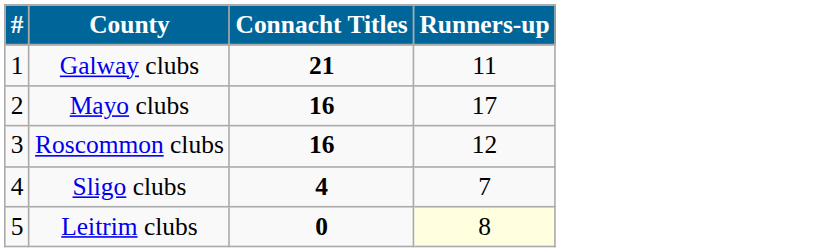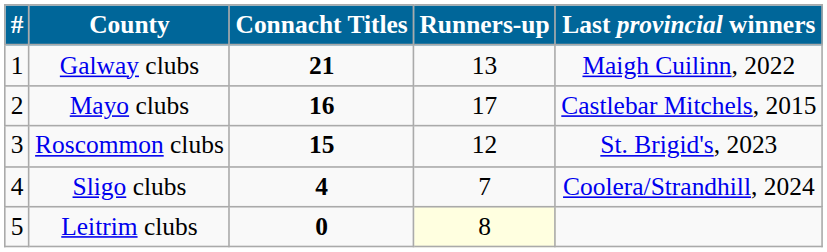+ column: (689, 24)
(485, 65) 11 -> (485, 65) 13
(322, 145) 16 -> (322, 145) 15
